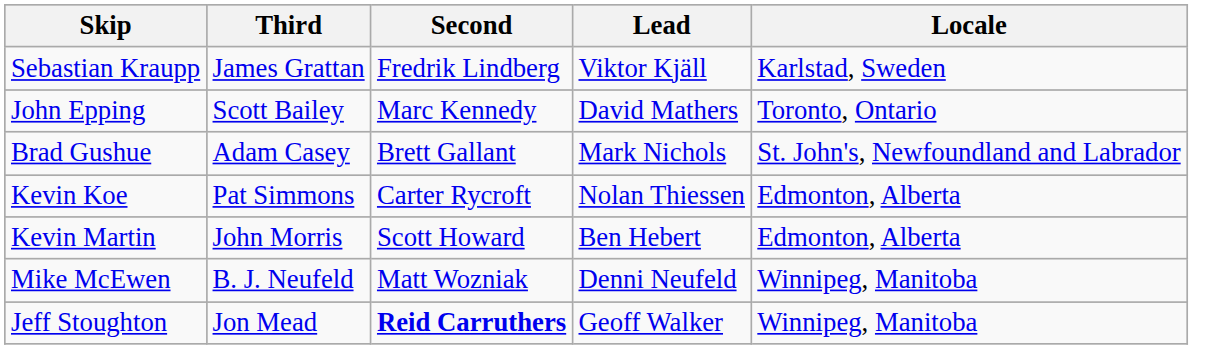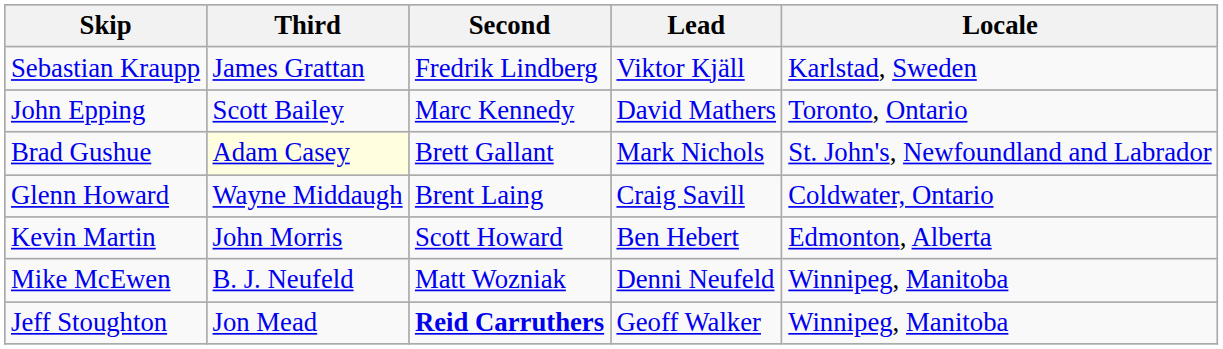(281, 152) no background -> (281, 152) lightyellow background
+ row: (90, 195)
- row: (69, 195)
